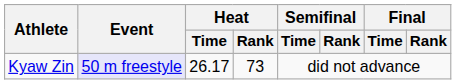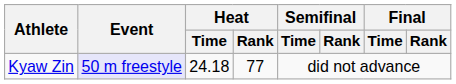(209, 67) 26.17 -> (209, 67) 24.18
(255, 67) 73 -> (255, 67) 77
